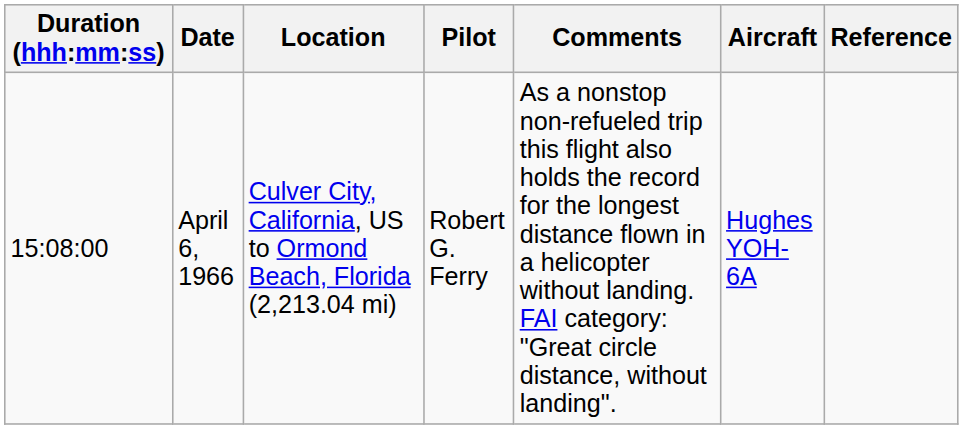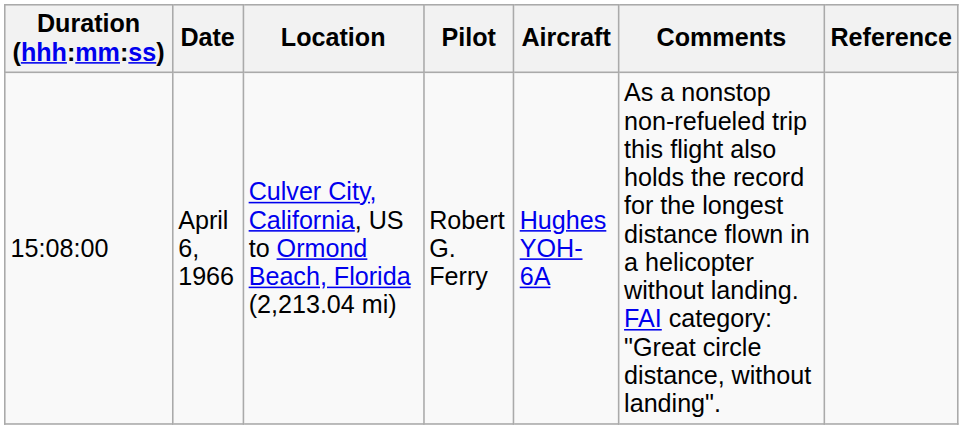columns swapped: (772, 38) <-> (617, 38)
